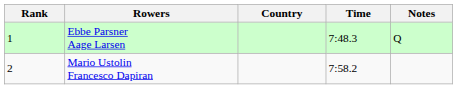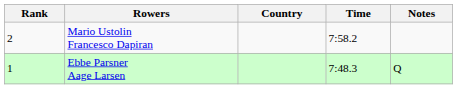rows swapped: (98, 37) <-> (110, 68)
